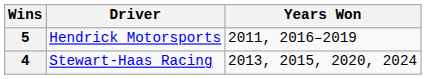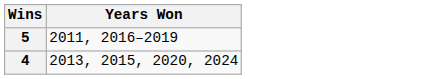- column: (135, 16)
